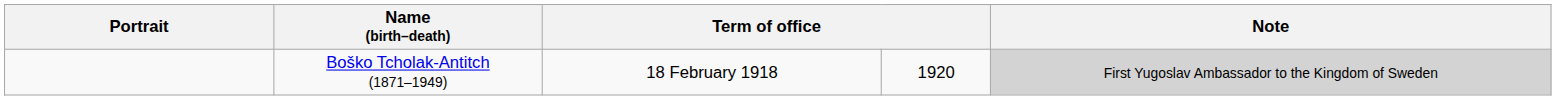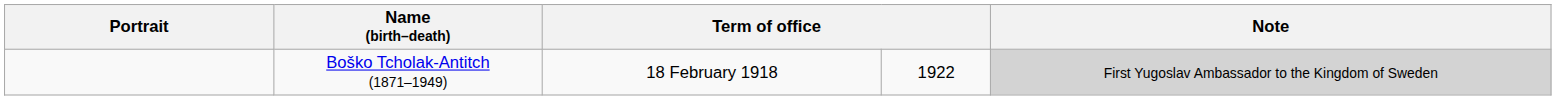(936, 72) 1920 -> (936, 72) 1922
